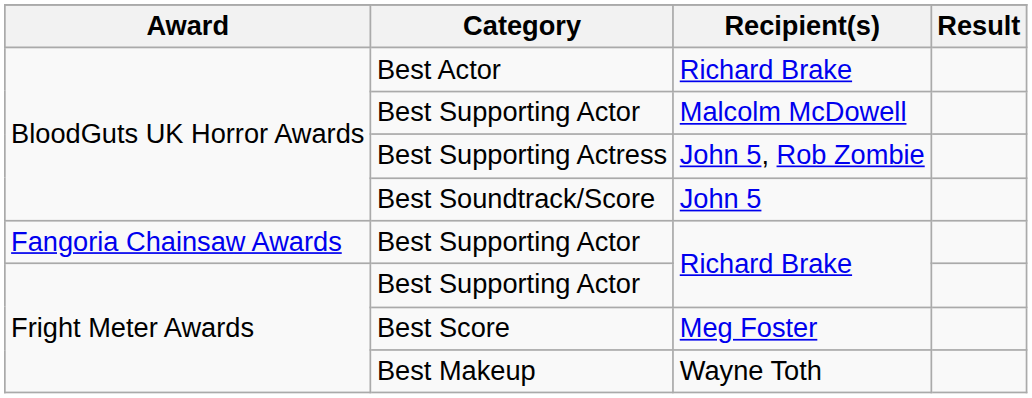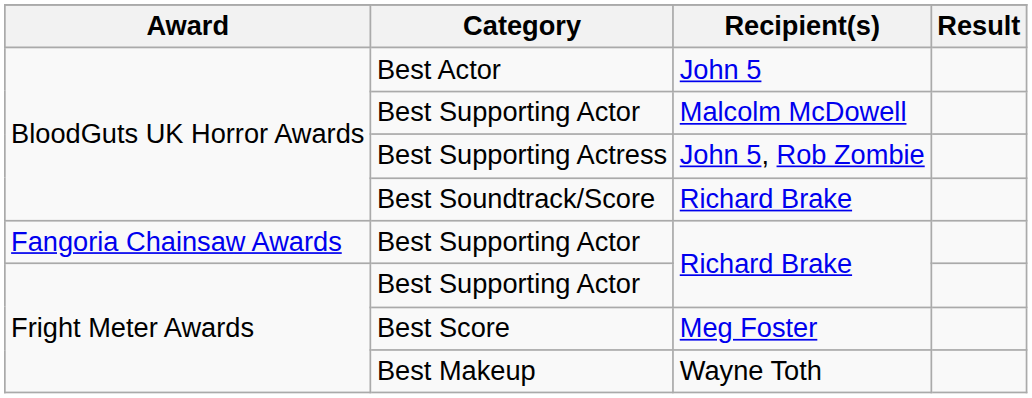(766, 69) Richard Brake -> (721, 69) John 5
(721, 198) John 5 -> (766, 198) Richard Brake
